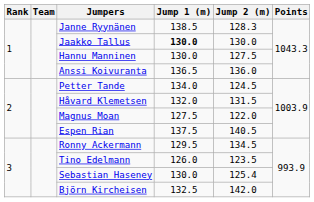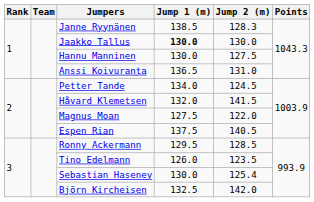(243, 71) 136.0 -> (243, 71) 131.0
(243, 101) 131.5 -> (243, 101) 141.5
(243, 145) 134.5 -> (243, 145) 128.5
